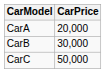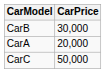rows swapped: (18, 28) <-> (18, 44)
